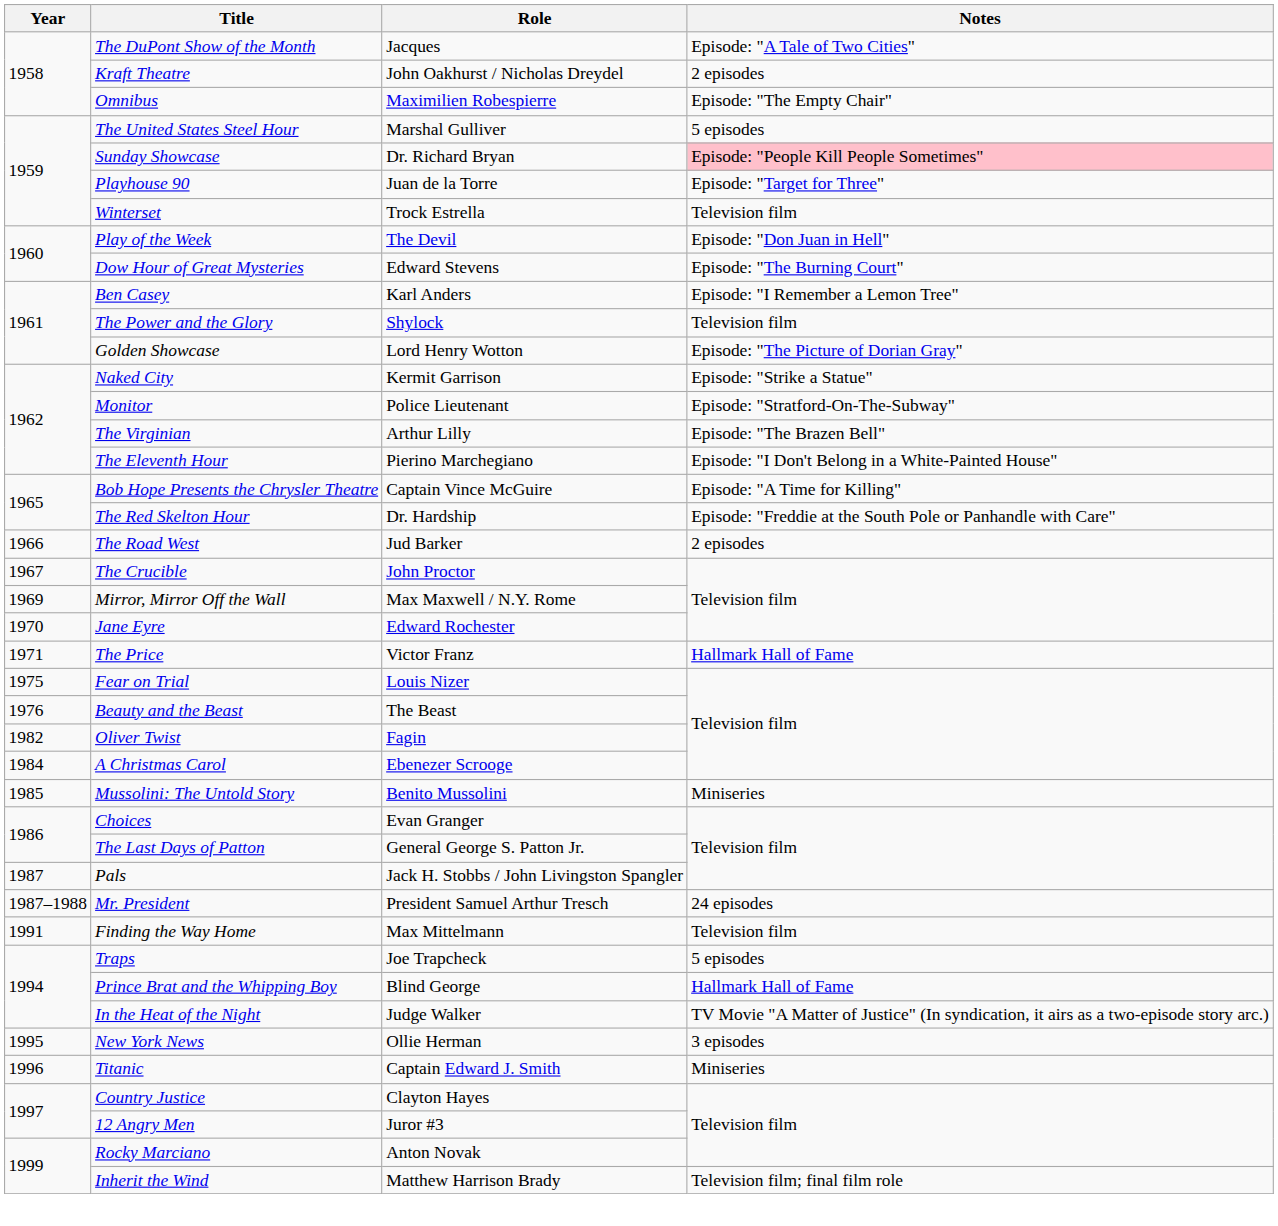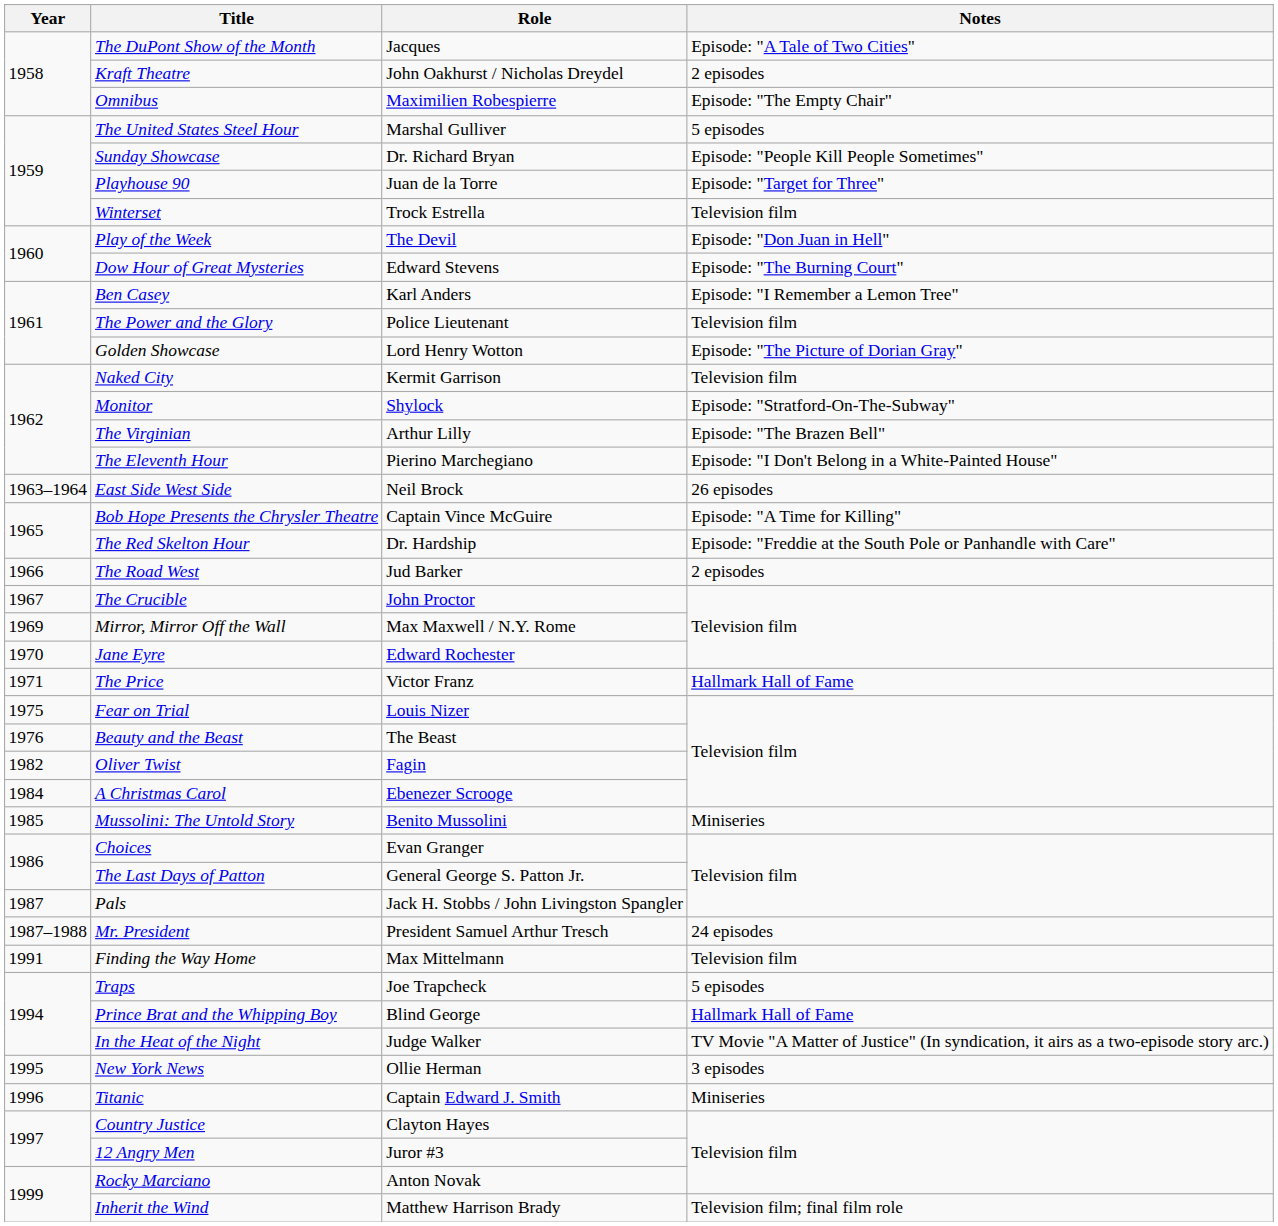(837, 156) pink background -> (837, 156) no background
(415, 322) Shylock -> (447, 322) Police Lieutenant
(782, 377) Episode: "Strike a Statue" -> (744, 377) Television film
(447, 405) Police Lieutenant -> (415, 405) Shylock
+ row: (163, 488)
